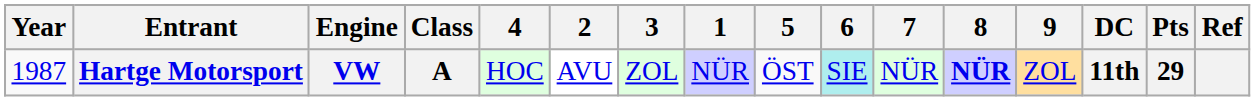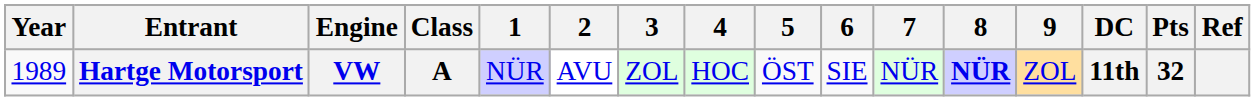columns swapped: (720, 26) <-> (515, 26)
(39, 71) 1987 -> (39, 71) 1989
(847, 71) paleturquoise background -> (847, 71) no background
(1171, 71) 29 -> (1171, 71) 32
